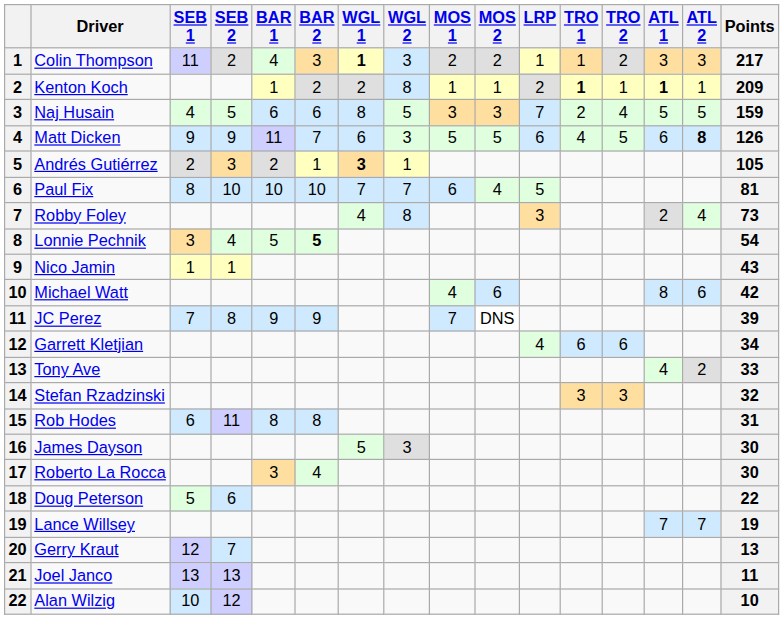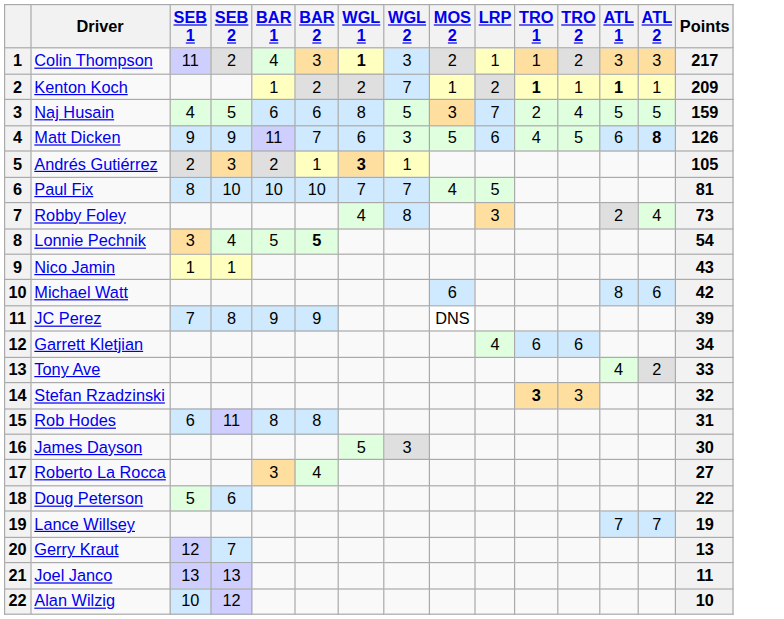- column: (452, 26)
(407, 87) 8 -> (407, 87) 7
(581, 395) normal -> (536, 395) bold
(750, 472) 30 -> (705, 472) 27
